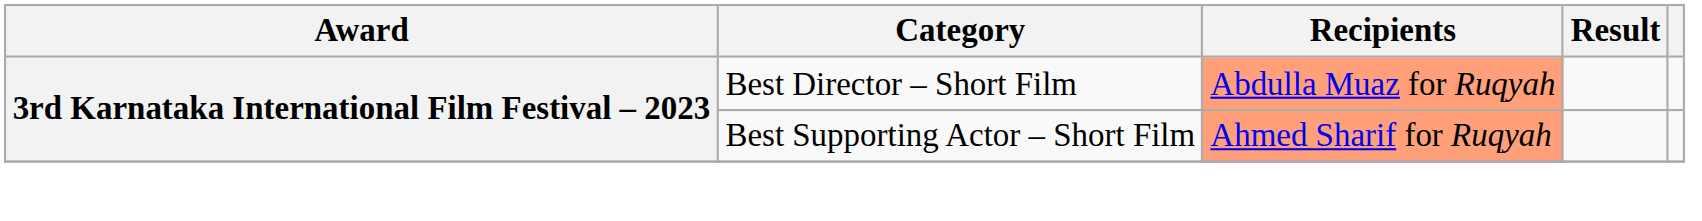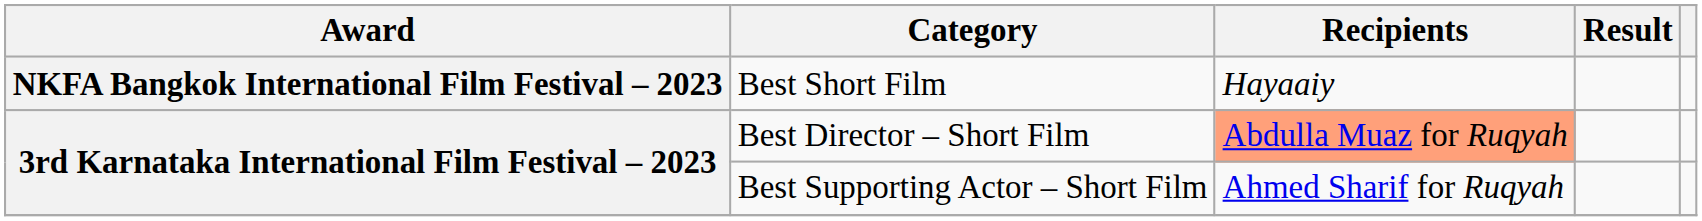+ row: (842, 82)
(1381, 135) lightsalmon background -> (1393, 187) no background
